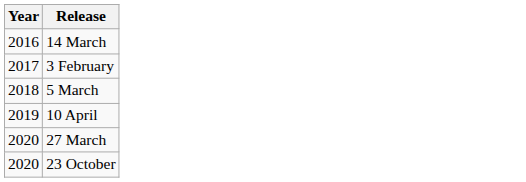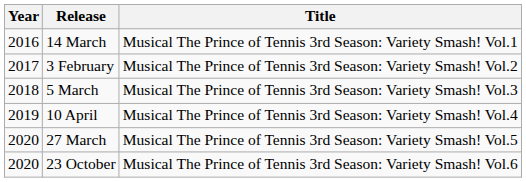+ column: (320, 16)
